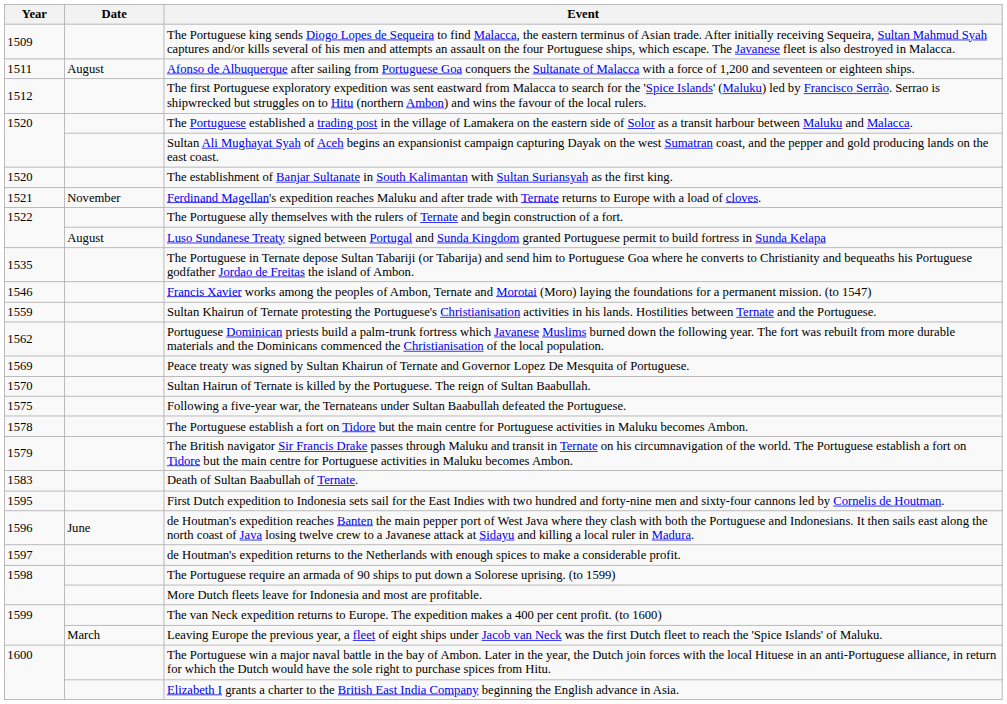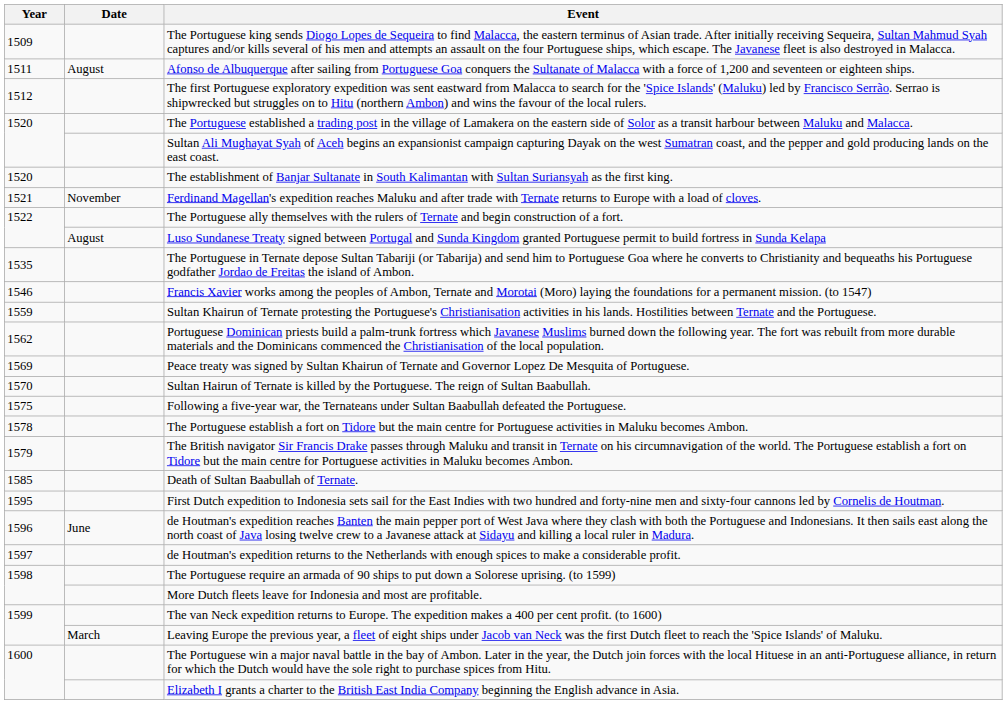(20, 480) 1583 -> (20, 480) 1585
